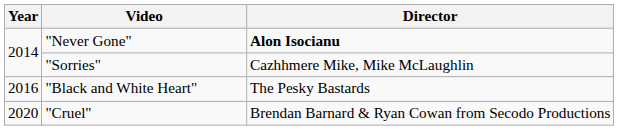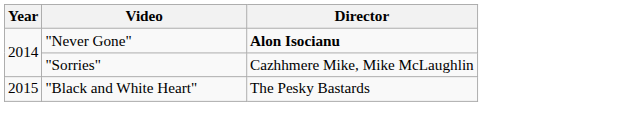(23, 88) 2016 -> (23, 88) 2015
- row: (68, 112)
